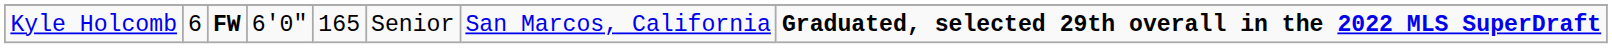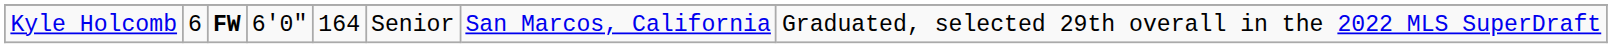(339, 24) 165 -> (339, 24) 164
(1192, 24) bold -> (1192, 24) normal
